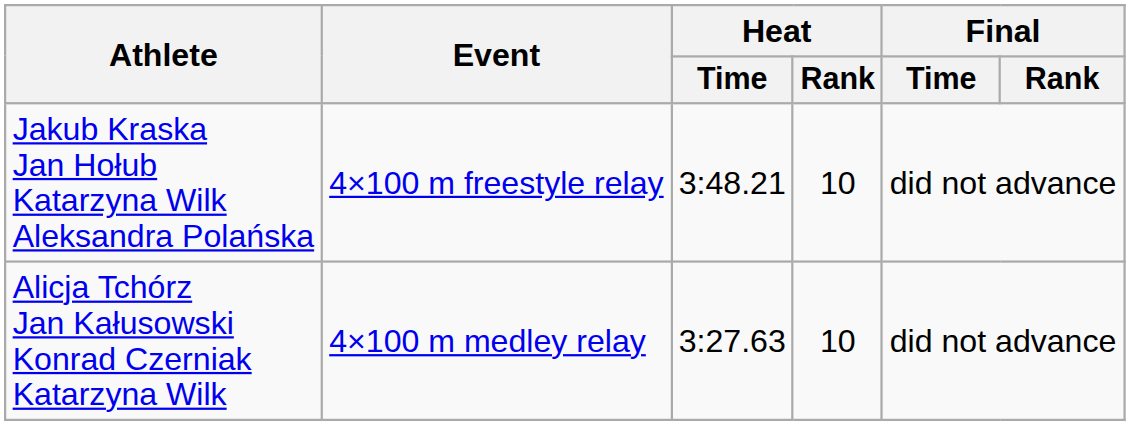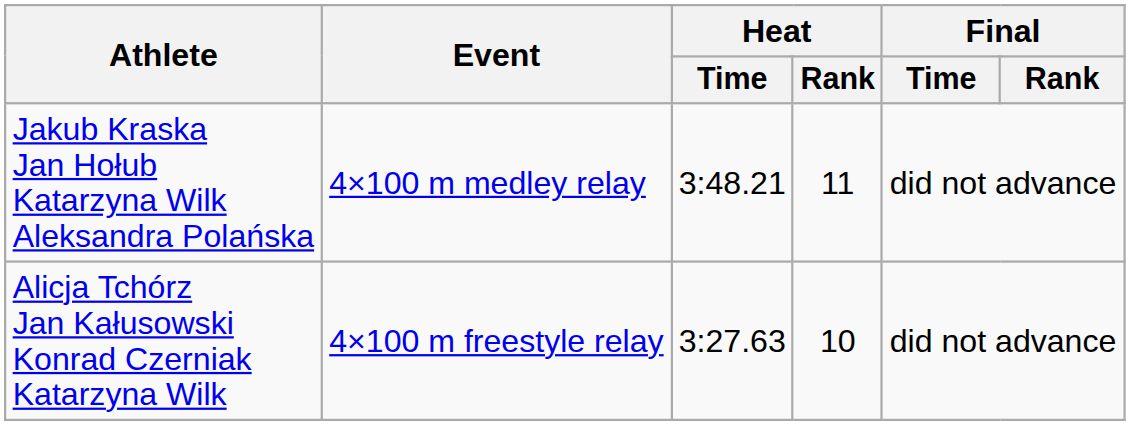(496, 183) 4×100 m freestyle relay -> (488, 183) 4×100 m medley relay
(838, 183) 10 -> (838, 183) 11
(488, 341) 4×100 m medley relay -> (496, 341) 4×100 m freestyle relay
